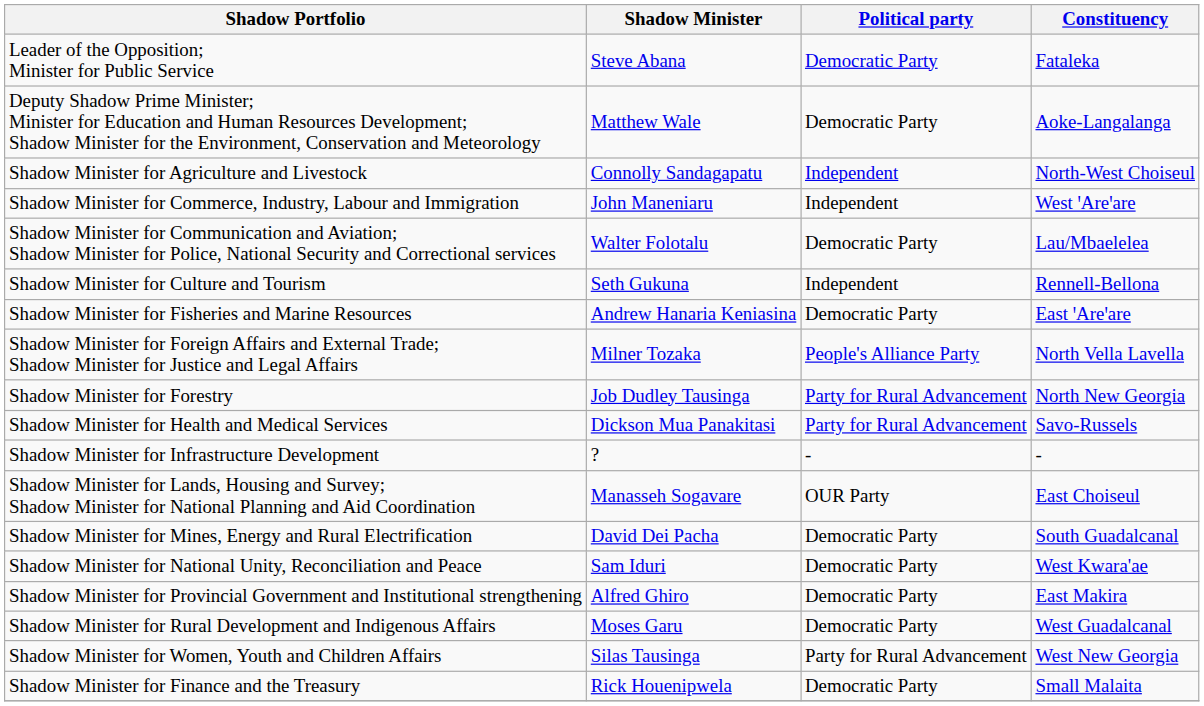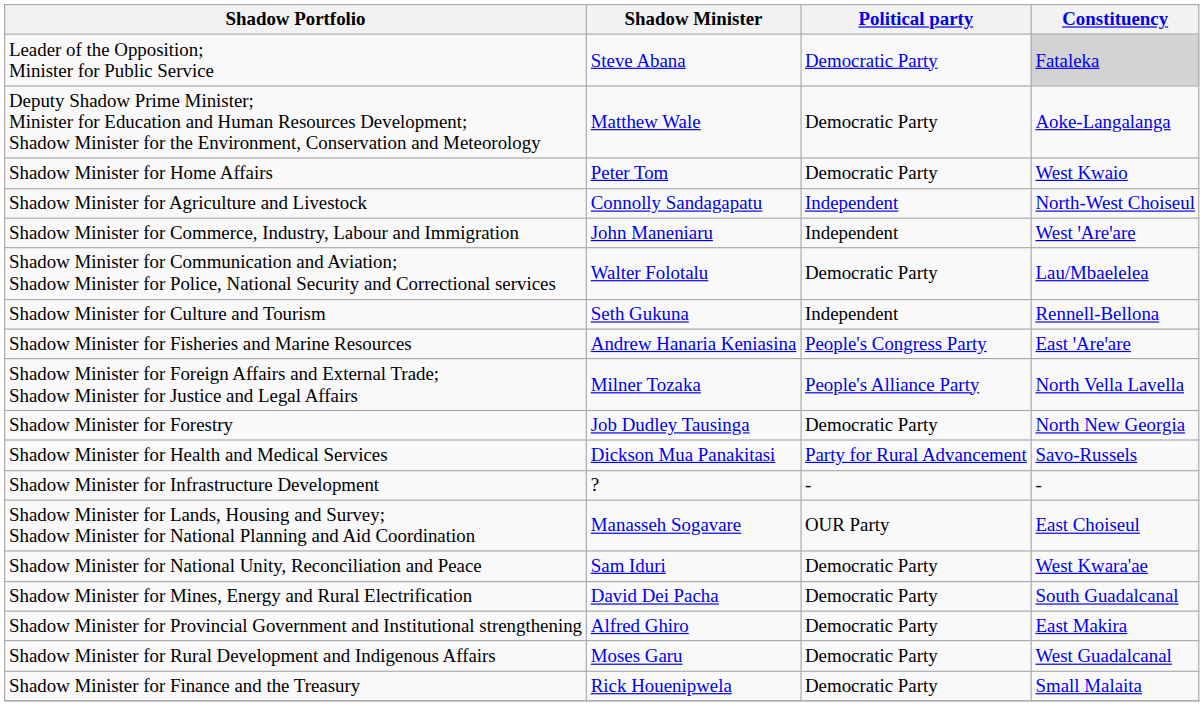(1067, 60) no background -> (1067, 60) lightgrey background
+ row: (141, 173)
(871, 314) Democratic Party -> (896, 343) People's Congress Party
(916, 395) Party for Rural Advancement -> (871, 425) Democratic Party
rows swapped: (241, 536) <-> (245, 566)
- row: (225, 655)
